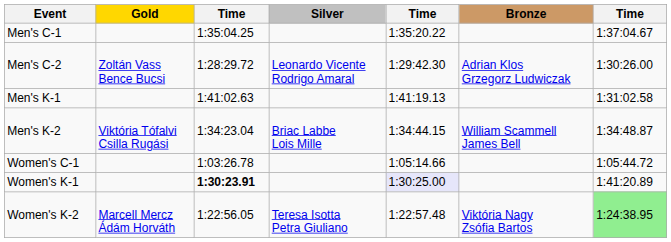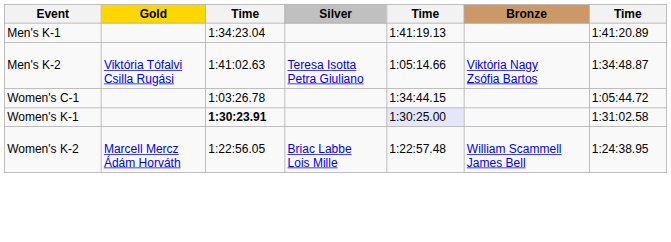- row: (34, 33)
- row: (34, 65)
(225, 98) 1:41:02.63 -> (237, 33) 1:34:23.04
(625, 98) 1:31:02.58 -> (620, 33) 1:41:20.89
(225, 130) 1:34:23.04 -> (237, 65) 1:41:02.63
(304, 137) Briac Labbe Lois Mille -> (326, 72) Teresa Isotta Petra Giuliano
(417, 130) 1:34:44.15 -> (418, 65) 1:05:14.66
(509, 137) William Scammell James Bell -> (502, 72) Viktória Nagy Zsófia Bartos
(417, 163) 1:05:14.66 -> (418, 98) 1:34:44.15
(625, 182) 1:41:20.89 -> (620, 117) 1:31:02.58
(310, 221) Teresa Isotta Petra Giuliano -> (320, 156) Briac Labbe Lois Mille
(497, 221) Viktória Nagy Zsófia Bartos -> (514, 156) William Scammell James Bell
(625, 214) lightgreen background -> (620, 149) no background
